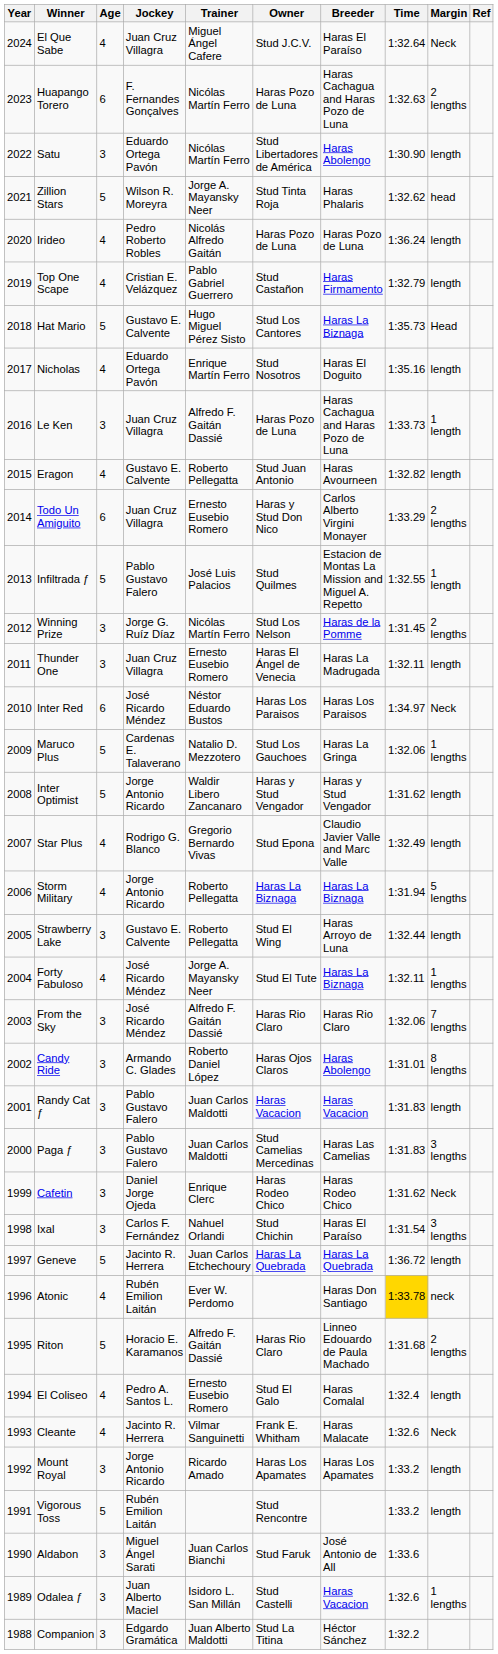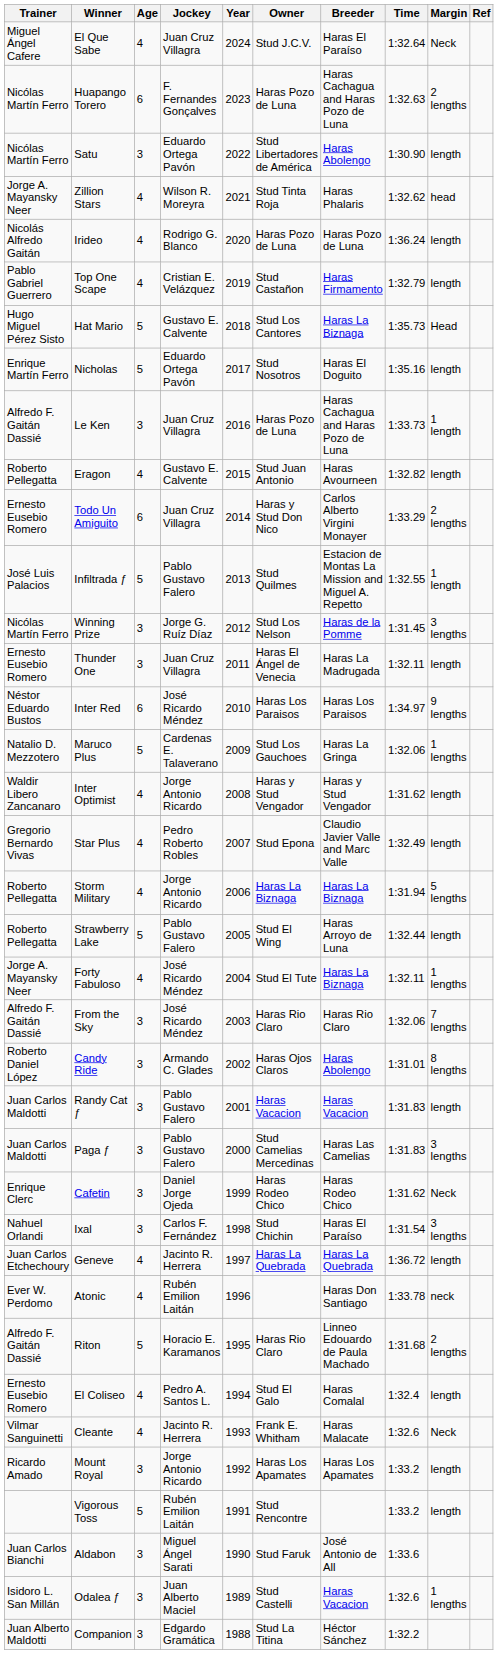columns swapped: (19, 13) <-> (219, 13)
(103, 197) 5 -> (140, 197) 4
(146, 240) Pedro Roberto Robles -> (190, 240) Rodrigo G. Blanco
(103, 369) 4 -> (140, 369) 5
(449, 628) 2 lengths -> (449, 628) 3 lengths
(443, 708) Neck -> (449, 708) 9 lengths
(103, 794) 5 -> (140, 794) 4
(153, 843) Rodrigo G. Blanco -> (183, 843) Pedro Roberto Robles
(103, 935) 3 -> (140, 935) 5
(153, 935) Gustavo E. Calvente -> (184, 935) Pablo Gustavo Falero
(103, 1260) 5 -> (140, 1260) 4
(407, 1297) gold background -> (407, 1297) no background
